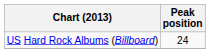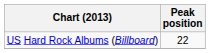(183, 40) 24 -> (183, 40) 22
